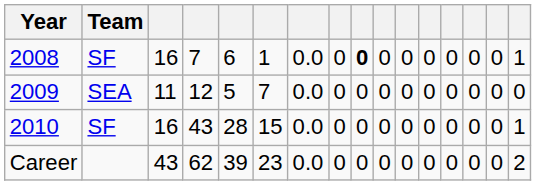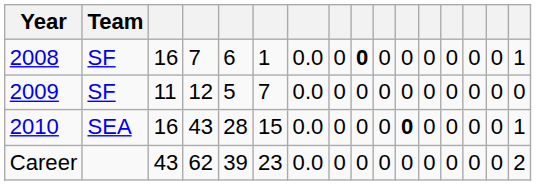(110, 92) SEA -> (102, 92) SF
(102, 127) SF -> (110, 127) SEA
(407, 127) normal -> (407, 127) bold
